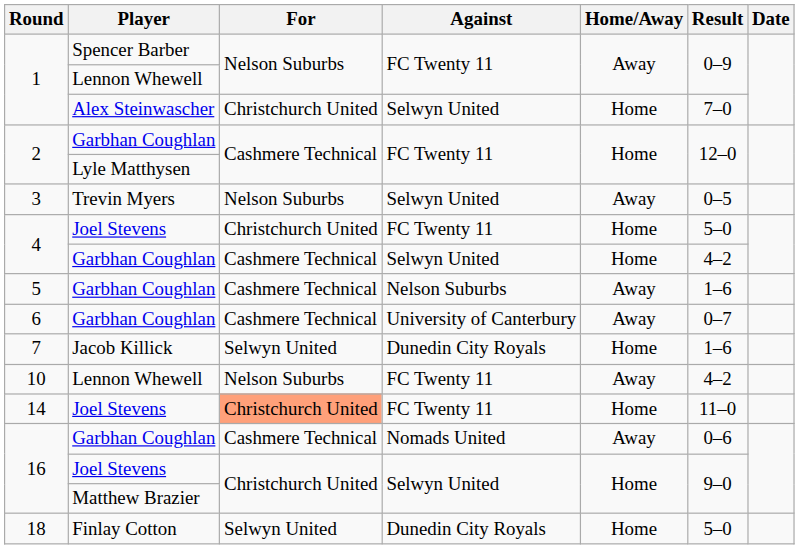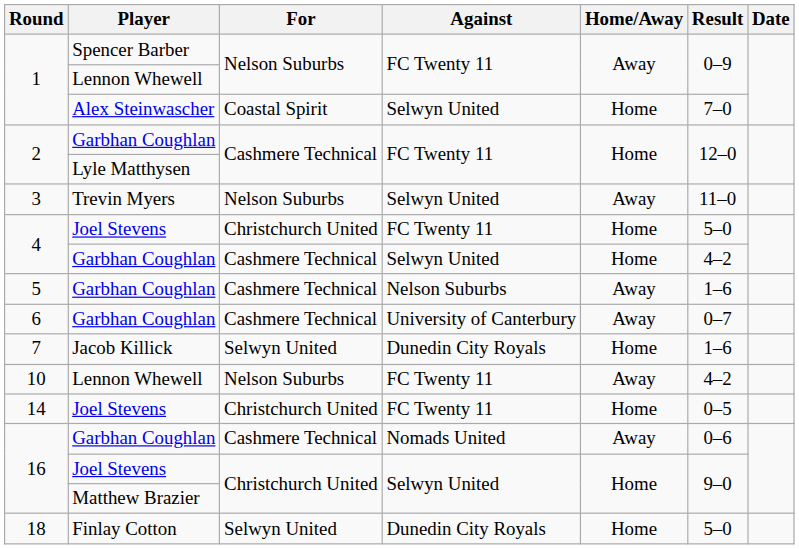(301, 109) Christchurch United -> (276, 109) Coastal Spirit
(718, 199) 0–5 -> (718, 199) 11–0
(301, 408) lightsalmon background -> (301, 408) no background
(718, 408) 11–0 -> (718, 408) 0–5
